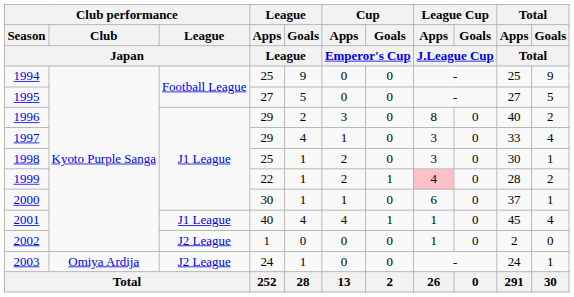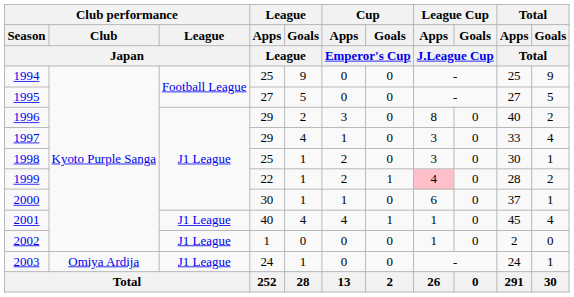(204, 240) J2 League -> (204, 240) J1 League
(204, 261) J2 League -> (204, 261) J1 League
